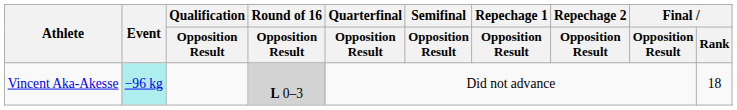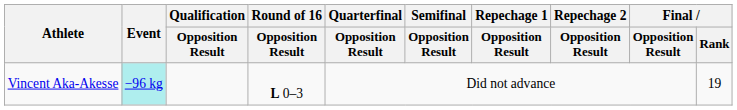(287, 94) lightgrey background -> (287, 94) no background
(714, 84) 18 -> (714, 84) 19
